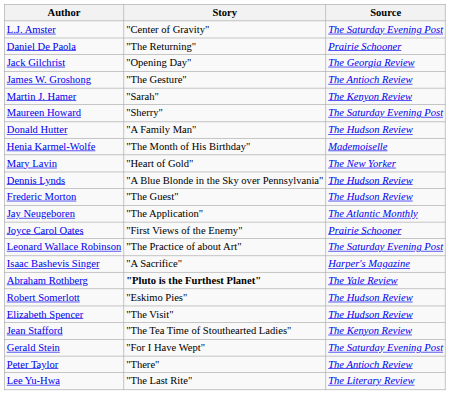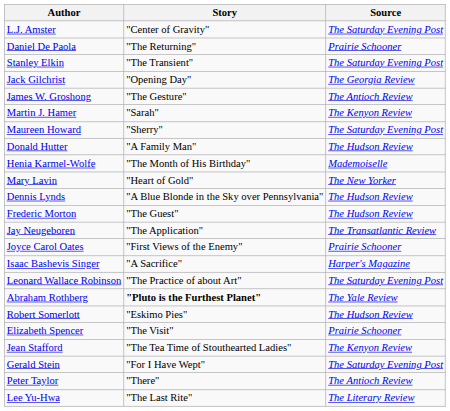+ row: (35, 63)
(373, 213) The Atlantic Monthly -> (382, 230) The Transatlantic Review
rows swapped: (64, 247) <-> (53, 264)
(370, 314) The Hudson Review -> (365, 331) Prairie Schooner
